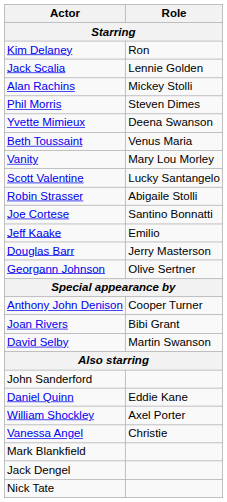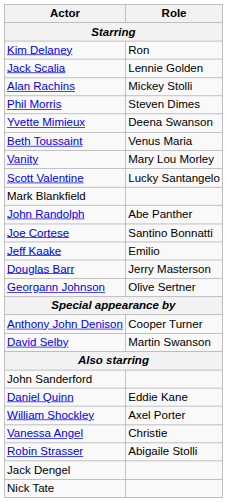rows swapped: (45, 196) <-> (46, 452)
+ row: (46, 214)
- row: (37, 324)
